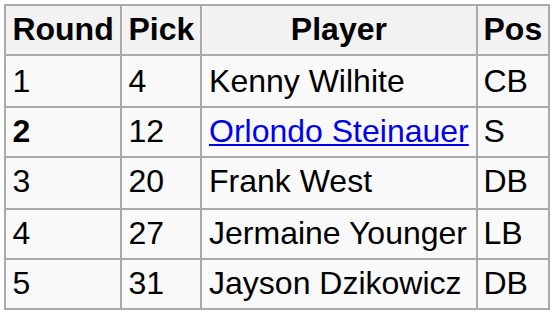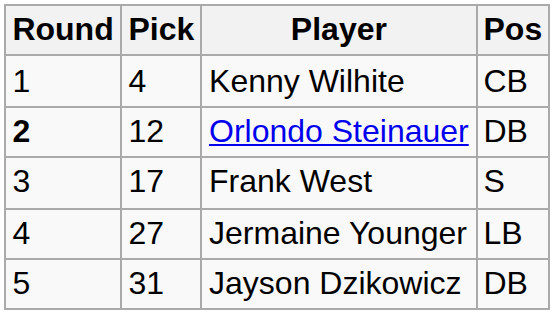(494, 131) S -> (506, 131) DB
(146, 182) 20 -> (146, 182) 17
(506, 182) DB -> (494, 182) S
